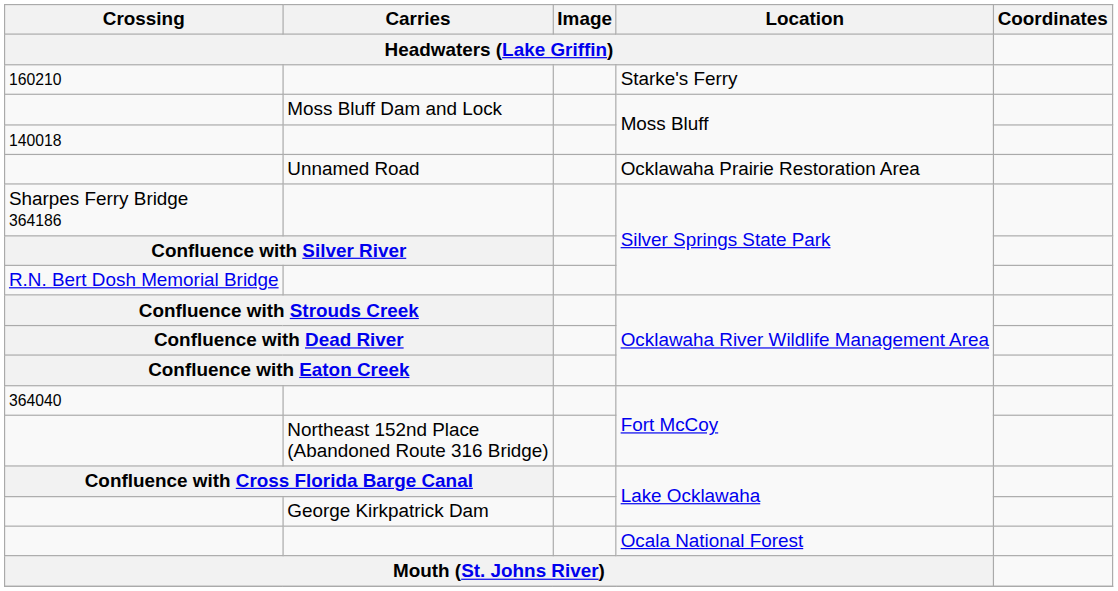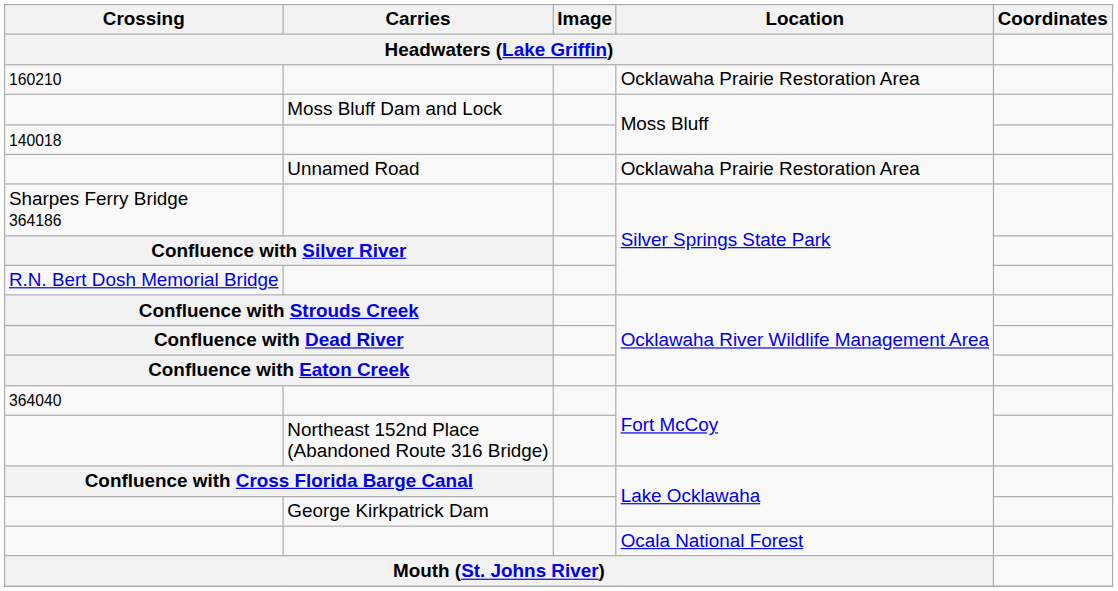(679, 79) Starke's Ferry -> (770, 79) Ocklawaha Prairie Restoration Area
